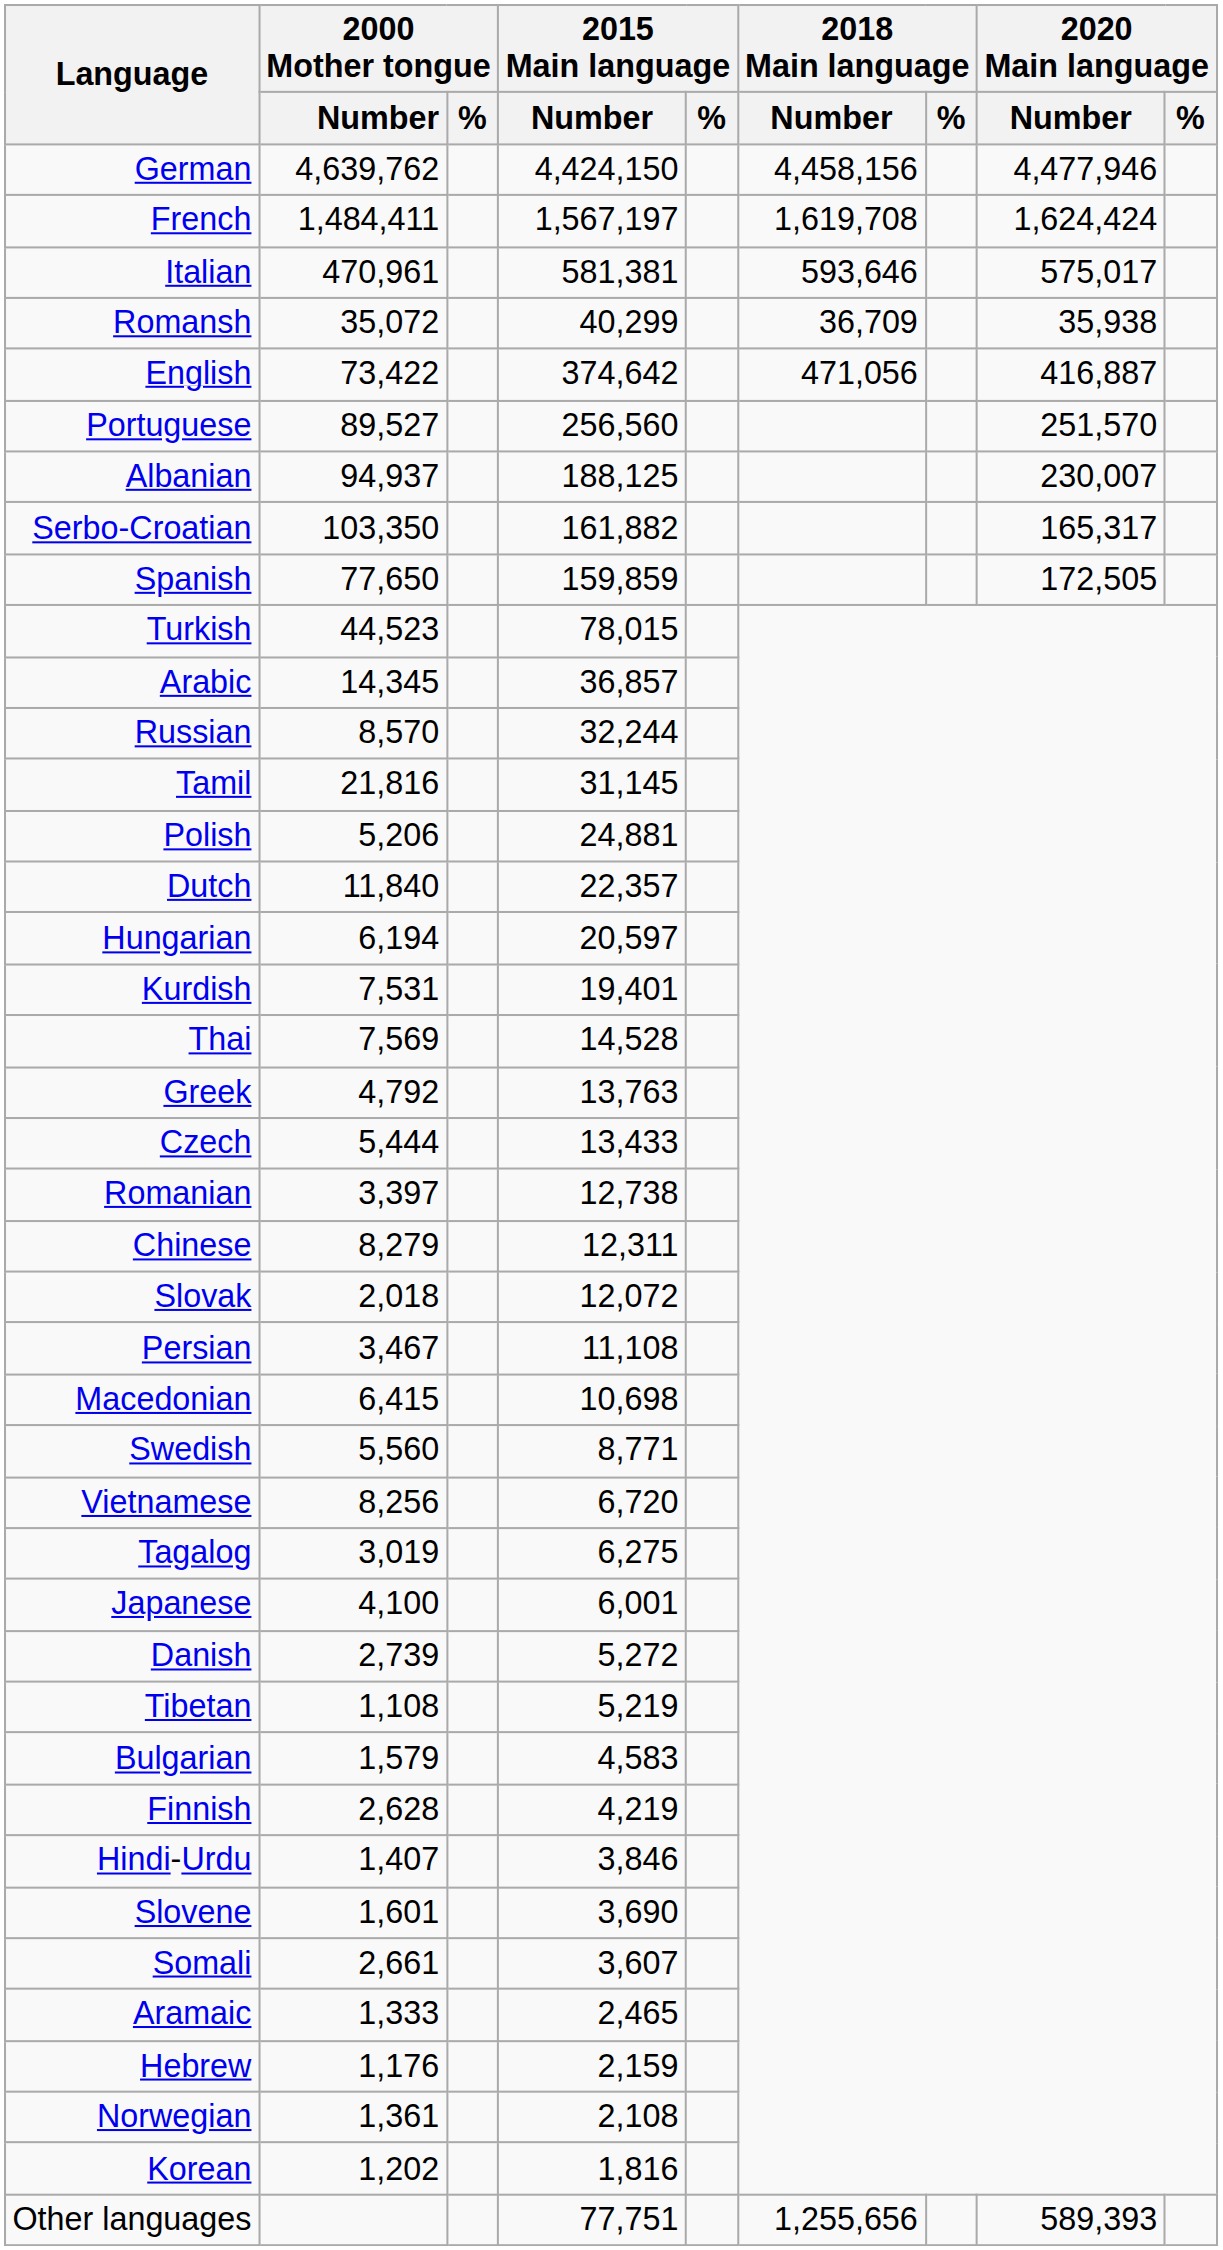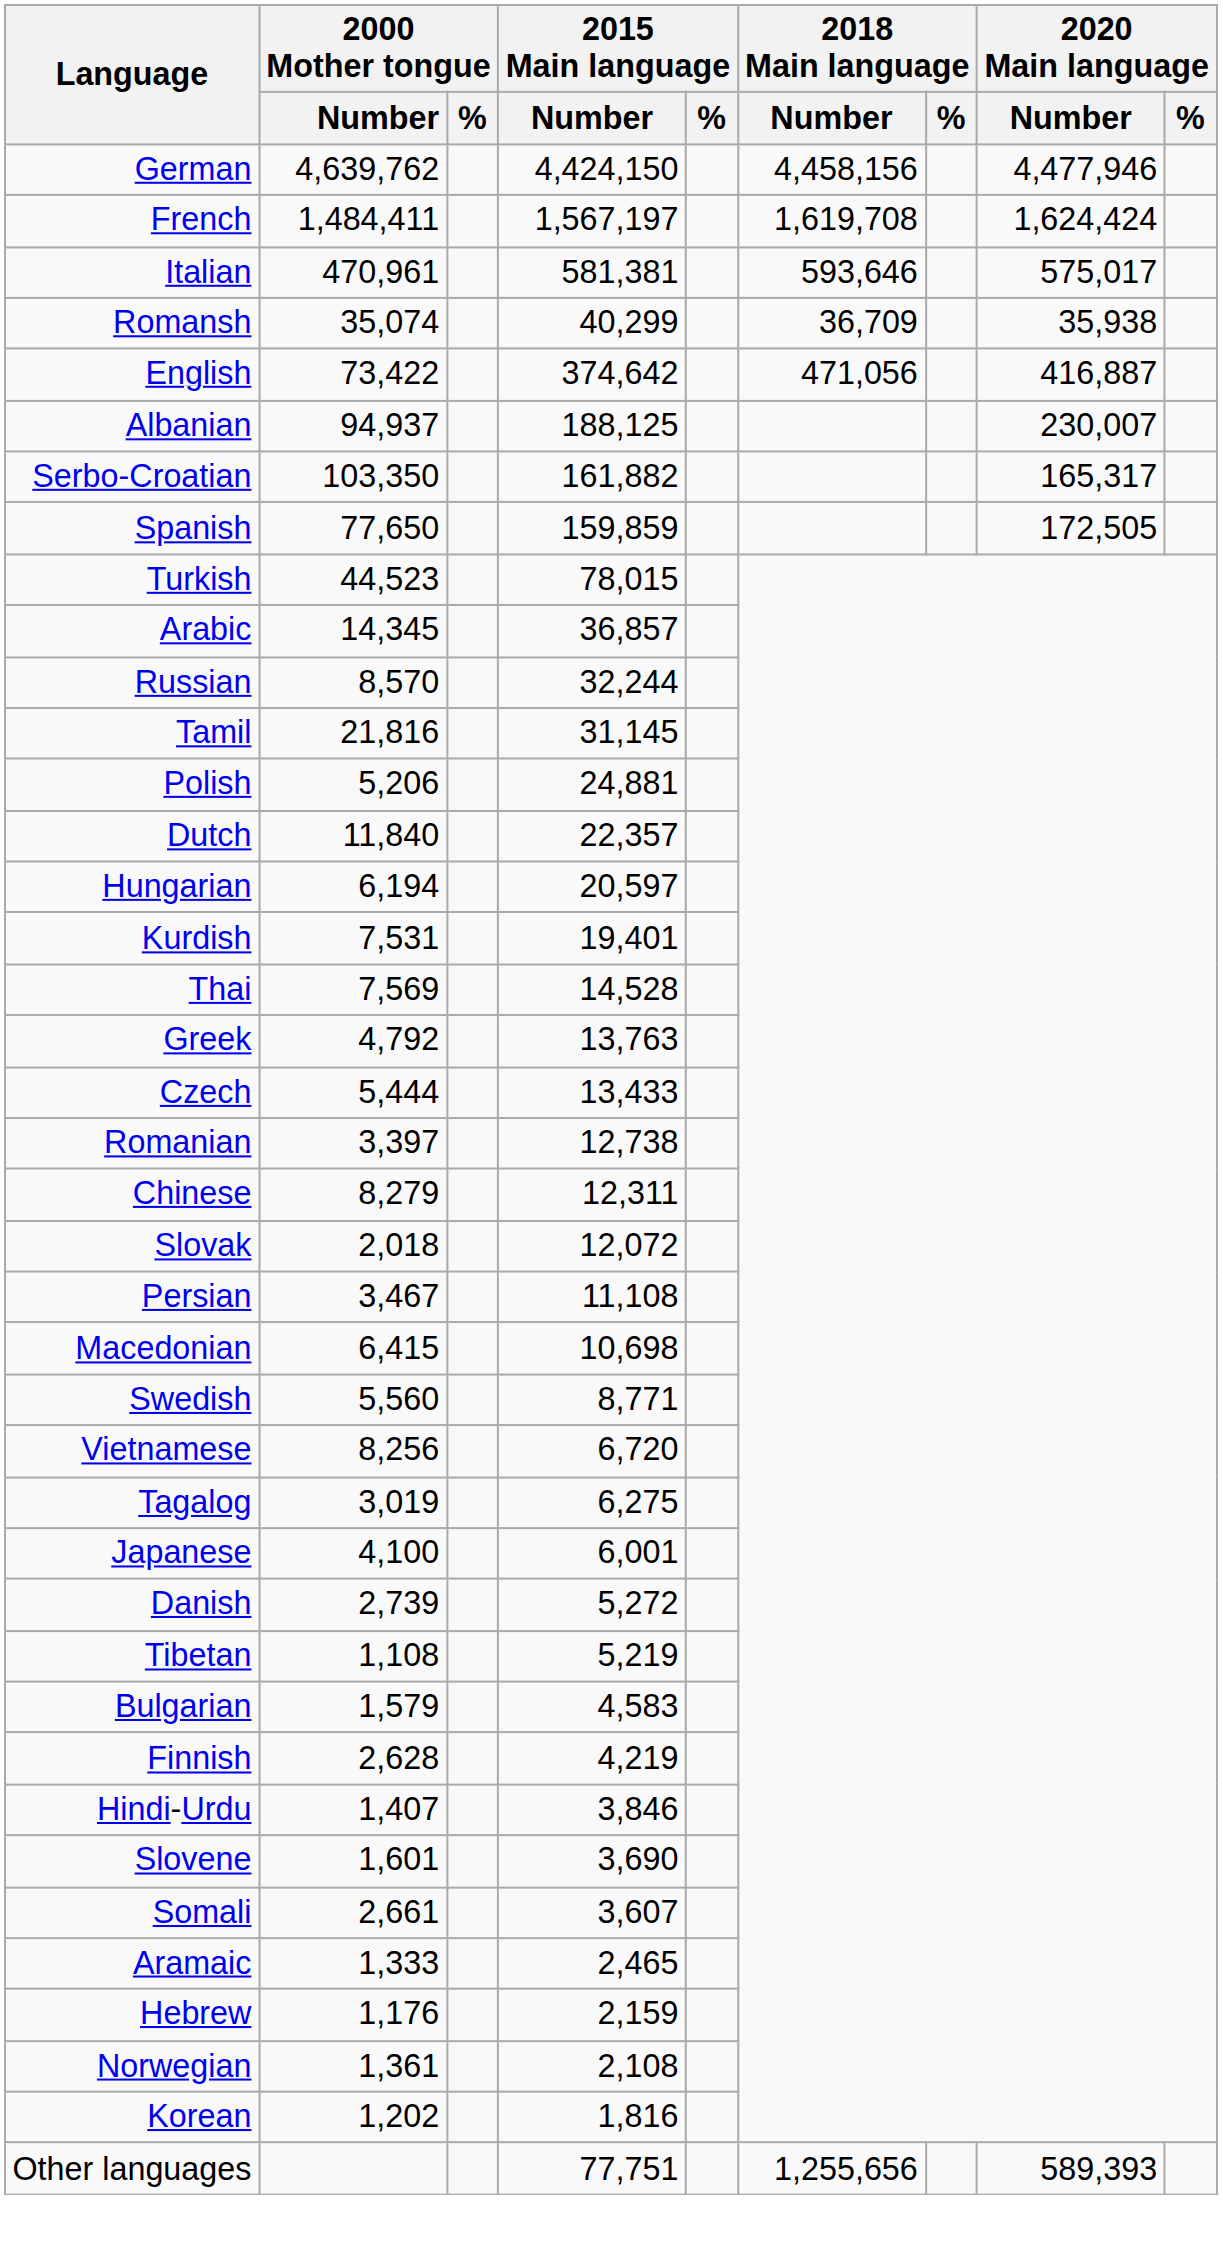(390, 322) 35,072 -> (390, 322) 35,074
- row: (169, 425)
